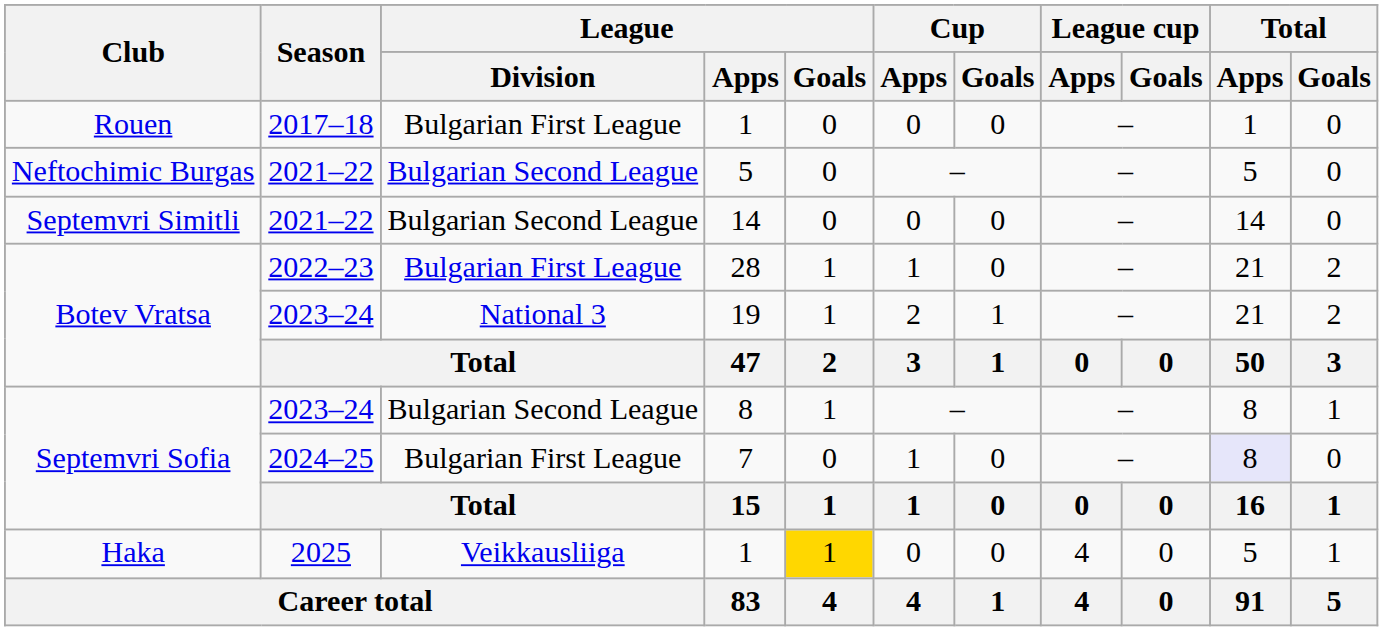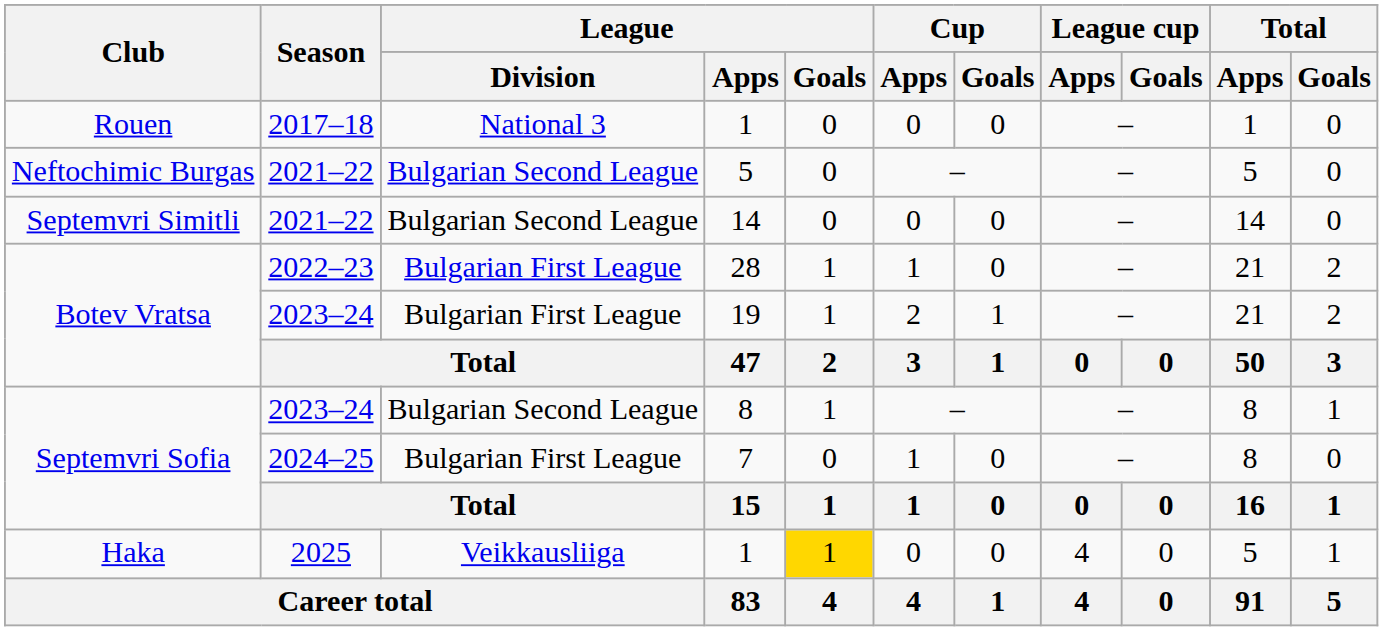(543, 123) Bulgarian First League -> (543, 123) National 3
(543, 314) National 3 -> (543, 314) Bulgarian First League
(1250, 457) lavender background -> (1250, 457) no background
